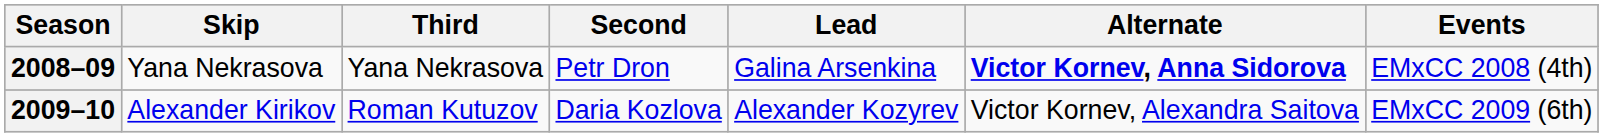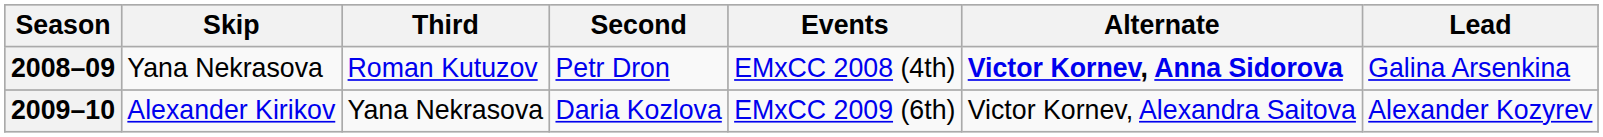columns swapped: (846, 25) <-> (1482, 25)
(445, 68) Yana Nekrasova -> (443, 68) Roman Kutuzov
(443, 110) Roman Kutuzov -> (445, 110) Yana Nekrasova
